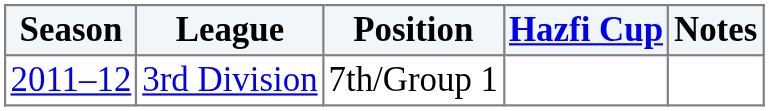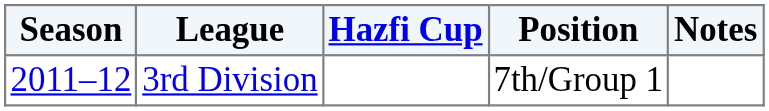columns swapped: (413, 29) <-> (586, 29)
